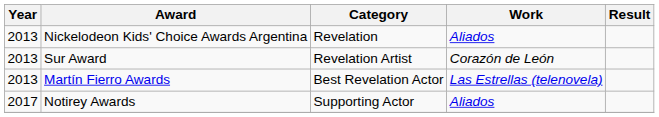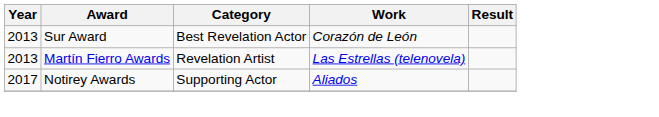- row: (176, 36)
(363, 58) Revelation Artist -> (241, 36) Best Revelation Actor
(379, 79) Best Revelation Actor -> (225, 58) Revelation Artist
